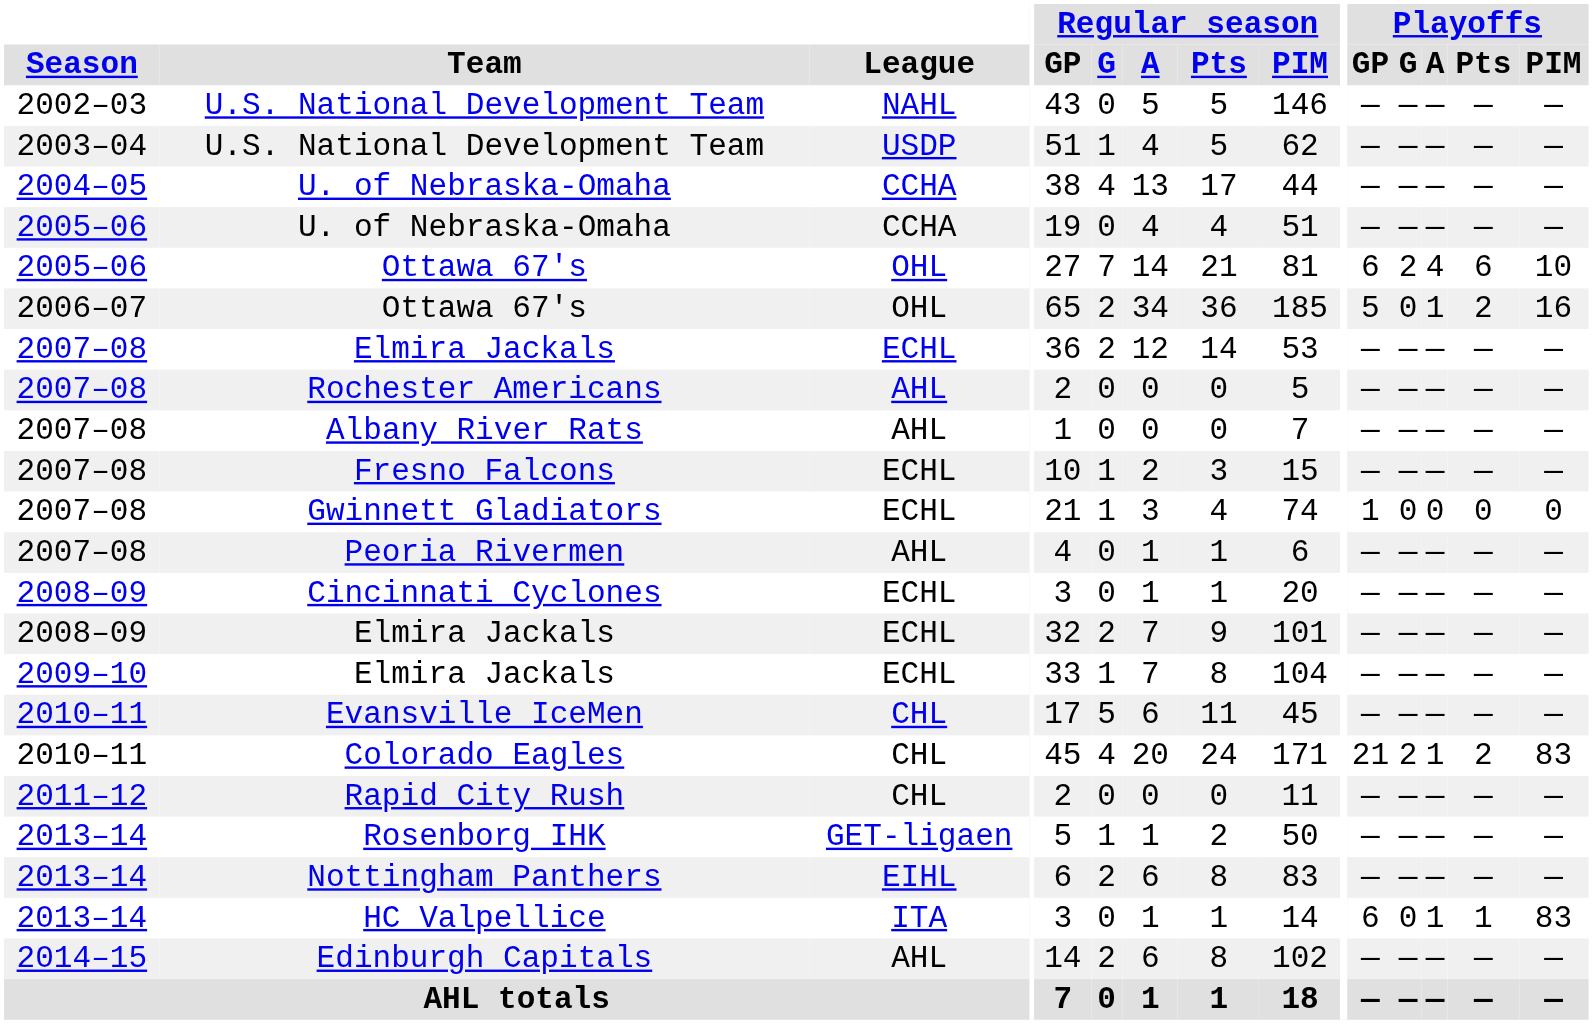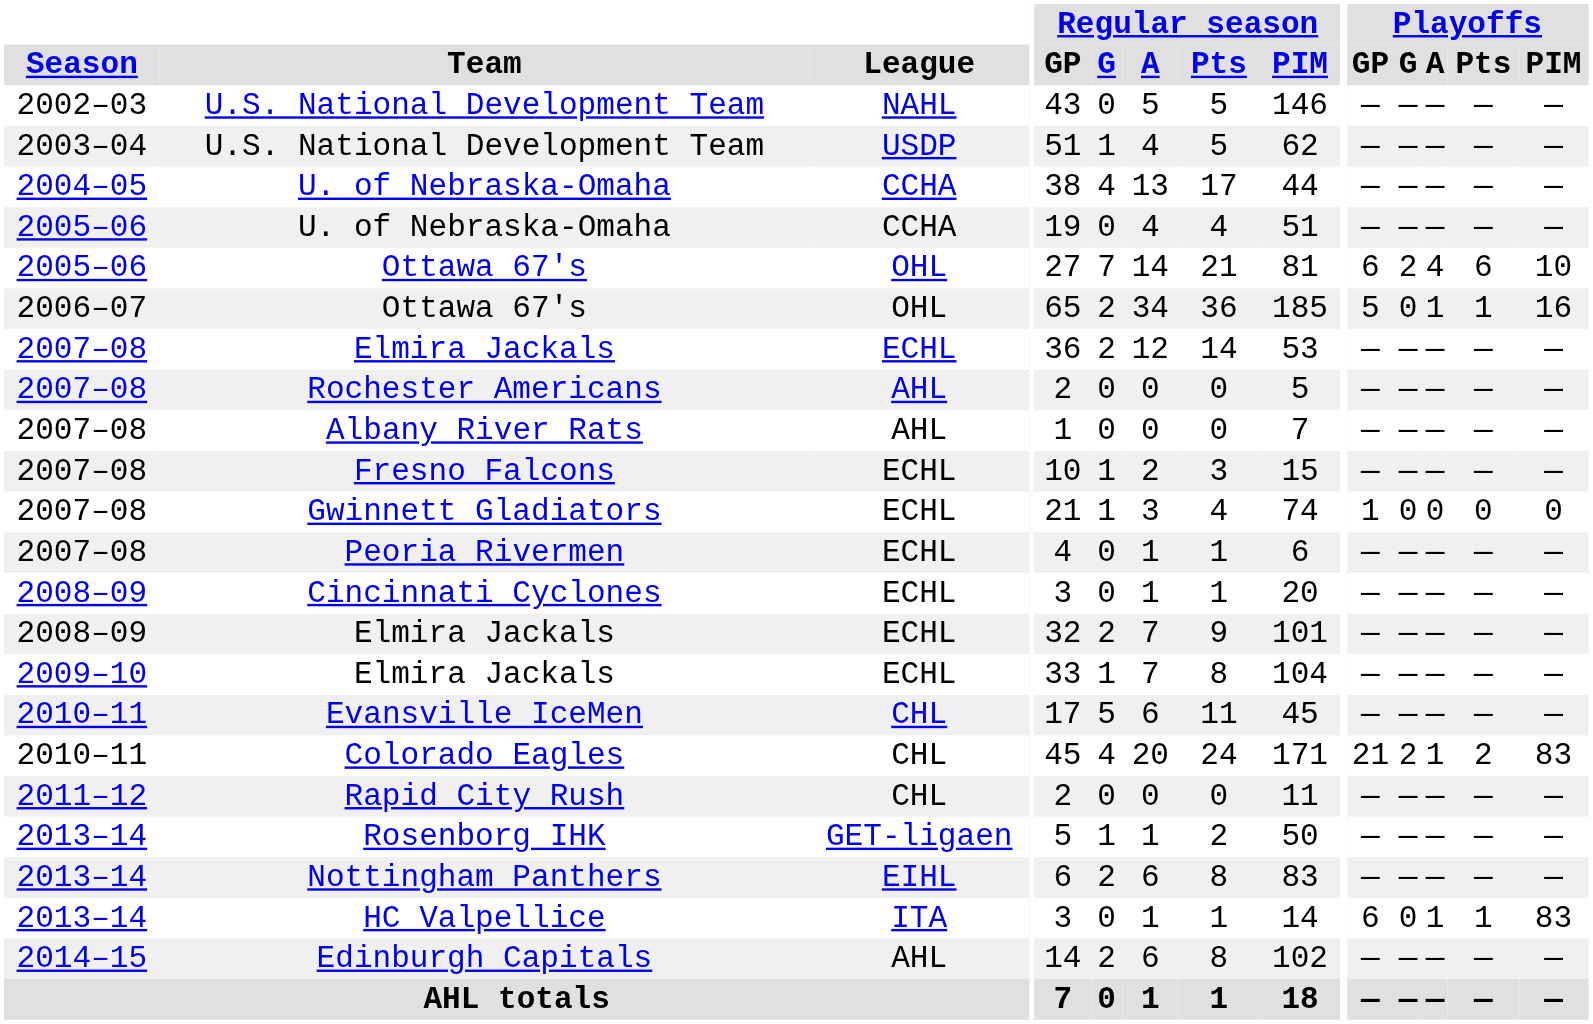(1483, 309) 2 -> (1483, 309) 1
(919, 553) AHL -> (919, 553) ECHL
